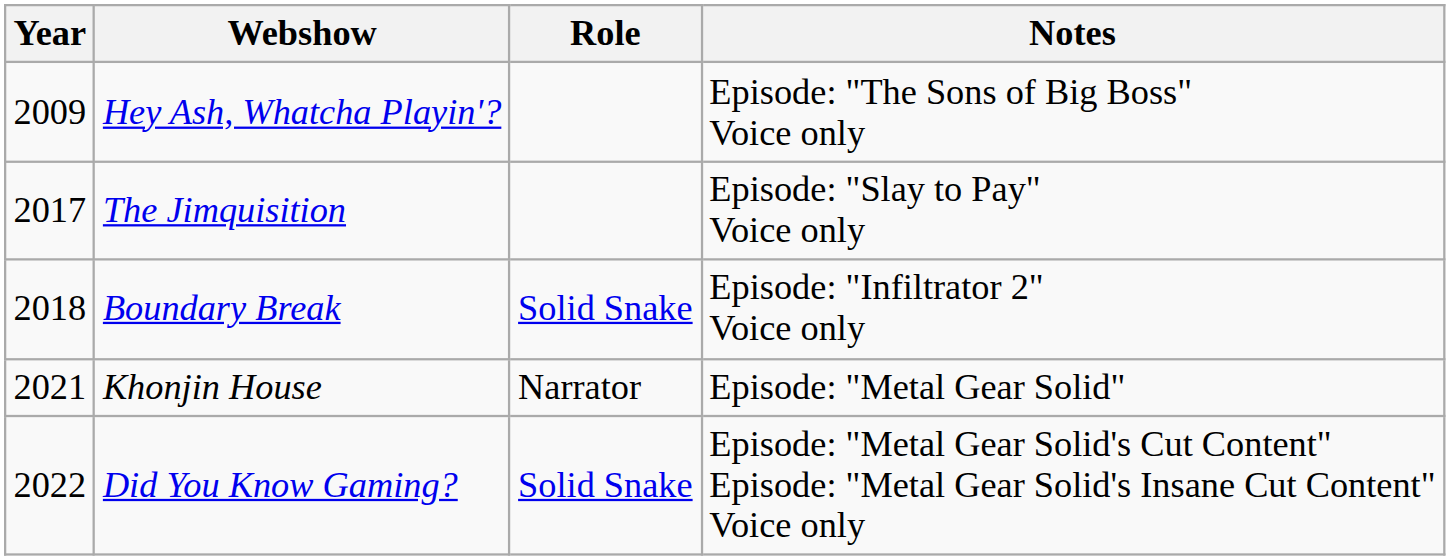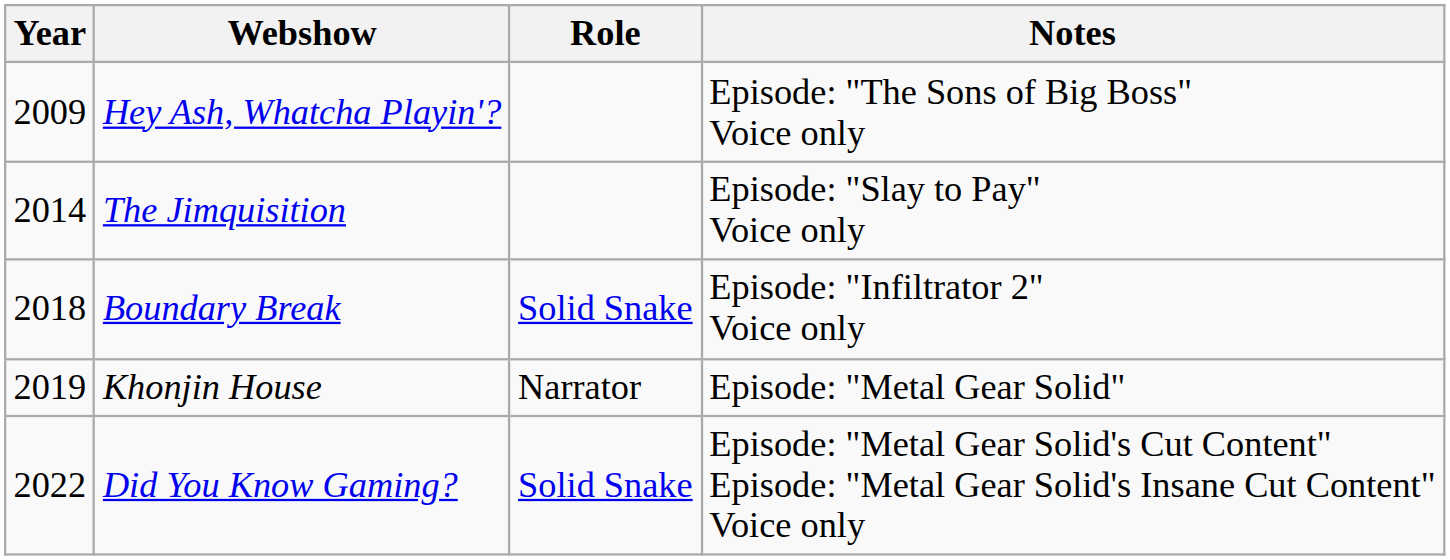(50, 209) 2017 -> (50, 209) 2014
(50, 386) 2021 -> (50, 386) 2019
